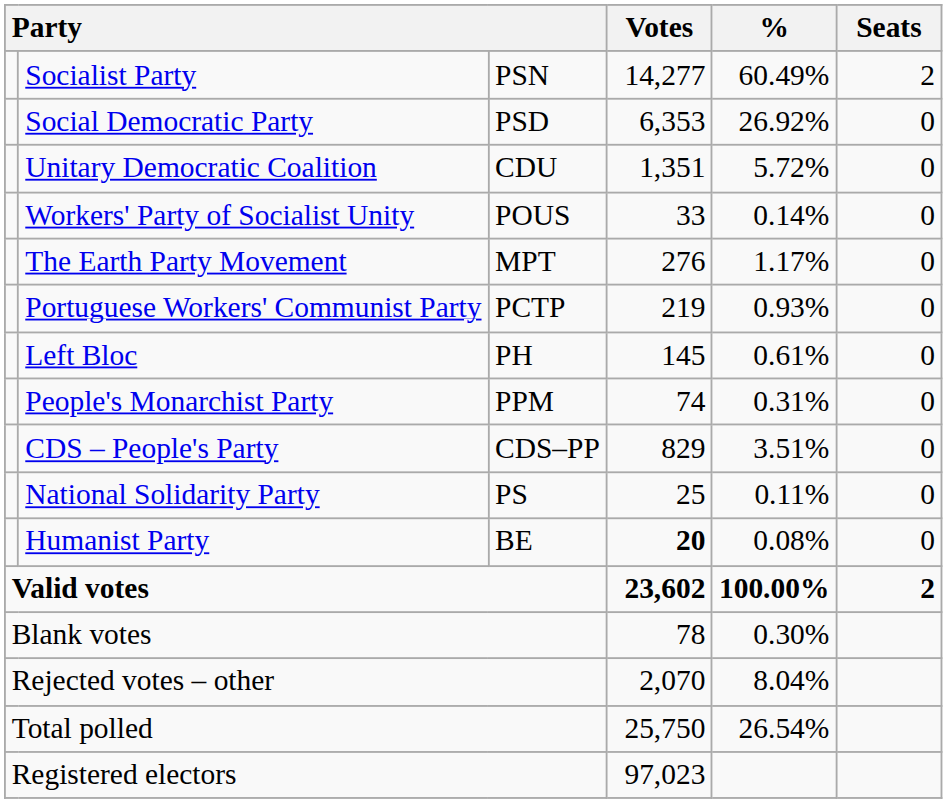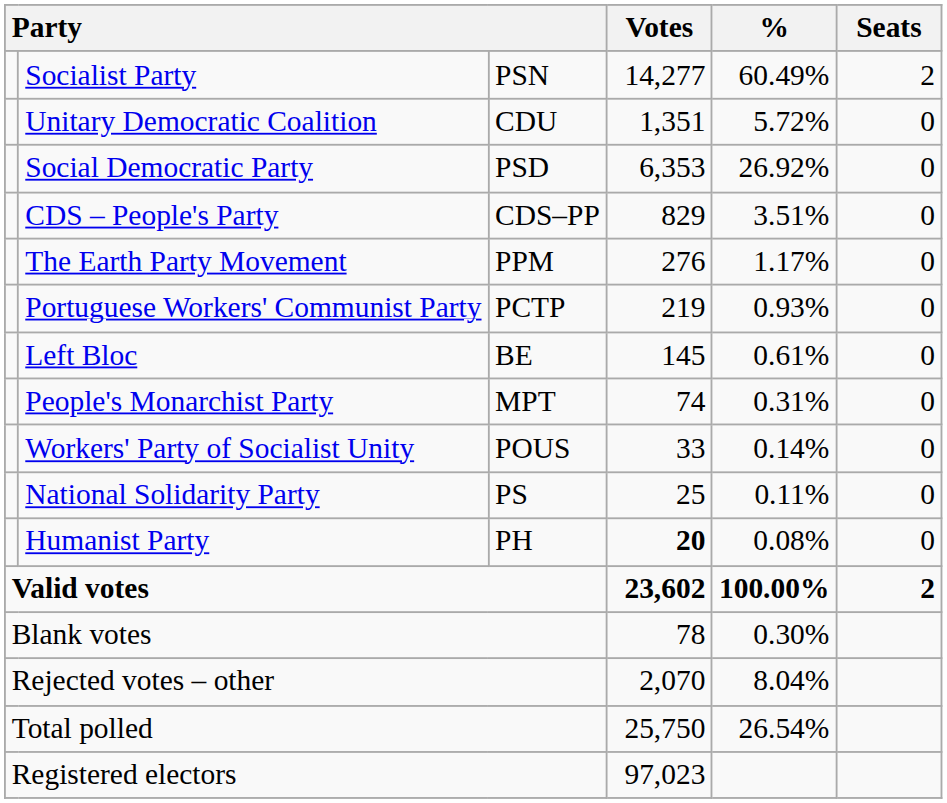rows swapped: (169, 121) <-> (201, 167)
rows swapped: (152, 448) <-> (220, 214)
(525, 261) MPT -> (525, 261) PPM
(514, 354) PH -> (514, 354) BE
(525, 401) PPM -> (525, 401) MPT
(514, 541) BE -> (514, 541) PH
